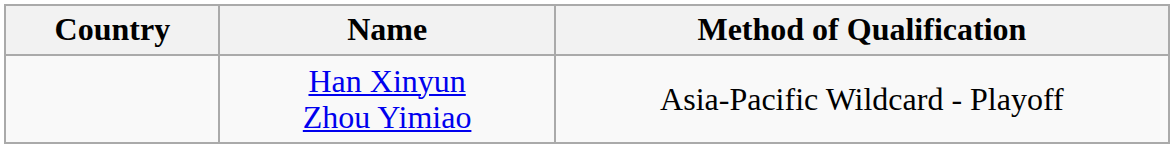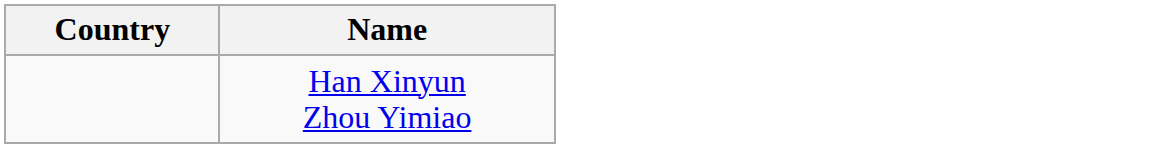- column: (862, 29)
